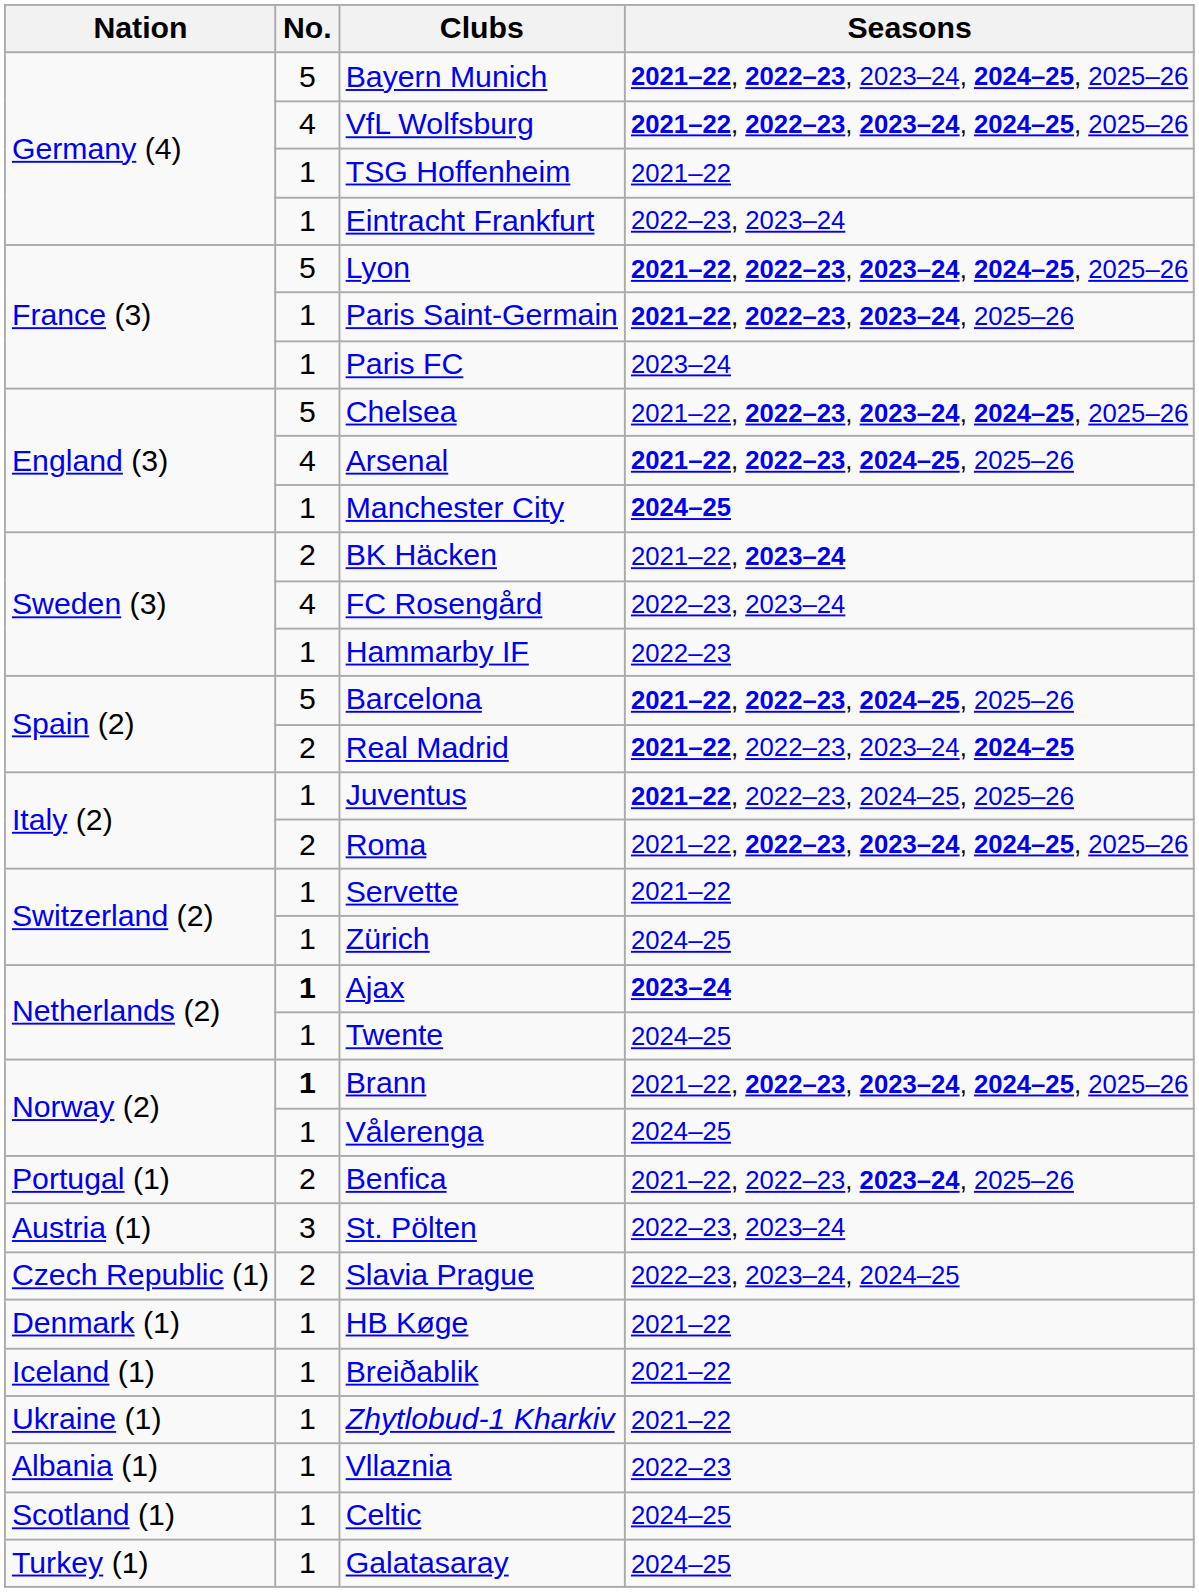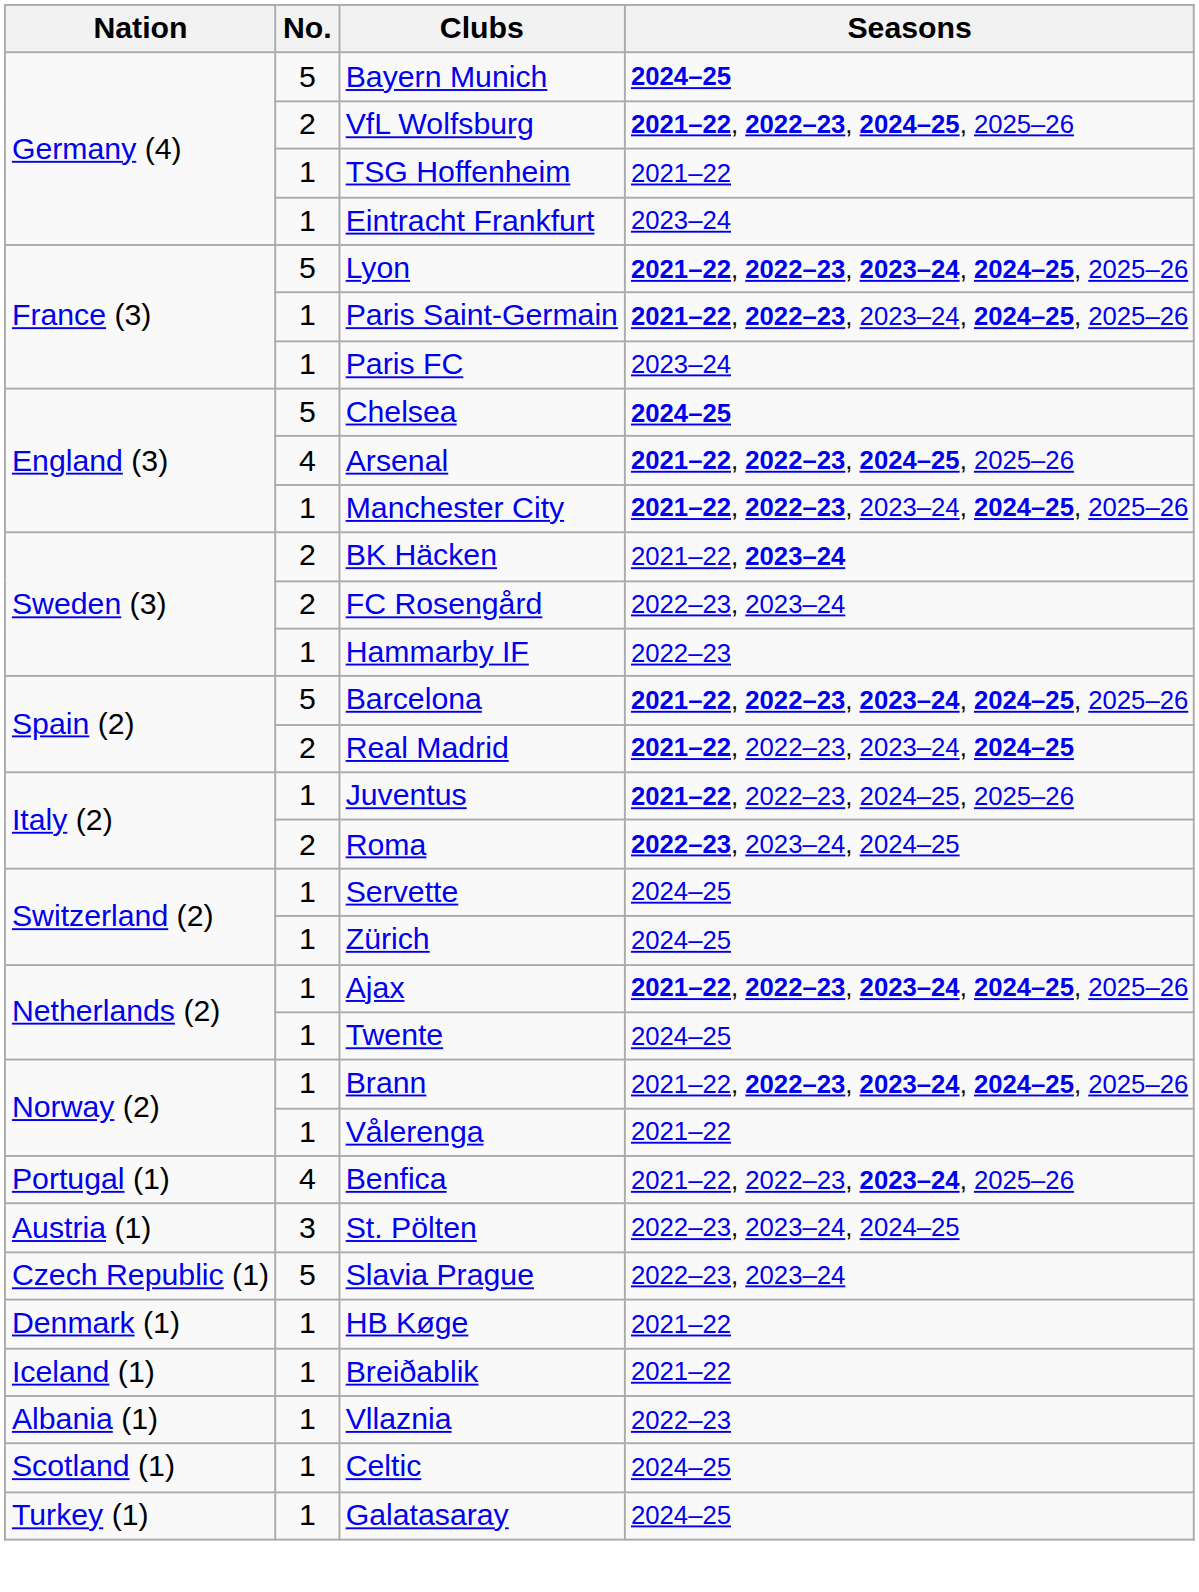(910, 77) 2021–22, 2022–23, 2023–24, 2024–25, 2025–26 -> (681, 77) 2024–25
(307, 124) 4 -> (307, 124) 2
(910, 125) 2021–22, 2022–23, 2023–24, 2024–25, 2025–26 -> (852, 125) 2021–22, 2022–23, 2024–25, 2025–26
(738, 221) 2022–23, 2023–24 -> (681, 221) 2023–24
(852, 317) 2021–22, 2022–23, 2023–24, 2025–26 -> (910, 317) 2021–22, 2022–23, 2023–24, 2024–25, 2025–26
(910, 413) 2021–22, 2022–23, 2023–24, 2024–25, 2025–26 -> (681, 413) 2024–25
(681, 509) 2024–25 -> (910, 509) 2021–22, 2022–23, 2023–24, 2024–25, 2025–26
(307, 603) 4 -> (307, 603) 2
(852, 700) 2021–22, 2022–23, 2024–25, 2025–26 -> (910, 700) 2021–22, 2022–23, 2023–24, 2024–25, 2025–26
(910, 844) 2021–22, 2022–23, 2023–24, 2024–25, 2025–26 -> (795, 844) 2022–23, 2023–24, 2024–25
(681, 892) 2021–22 -> (681, 892) 2024–25
(307, 987) bold -> (307, 987) normal
(681, 988) 2023–24 -> (910, 988) 2021–22, 2022–23, 2023–24, 2024–25, 2025–26
(307, 1083) bold -> (307, 1083) normal
(681, 1132) 2024–25 -> (681, 1132) 2021–22
(307, 1179) 2 -> (307, 1179) 4
(738, 1228) 2022–23, 2023–24 -> (795, 1228) 2022–23, 2023–24, 2024–25
(307, 1275) 2 -> (307, 1275) 5
(795, 1276) 2022–23, 2023–24, 2024–25 -> (738, 1276) 2022–23, 2023–24
- row: (480, 1419)
